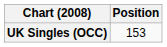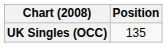(136, 32) 153 -> (136, 32) 135
